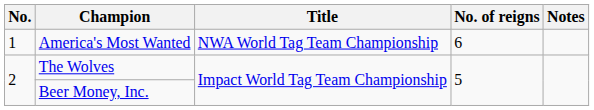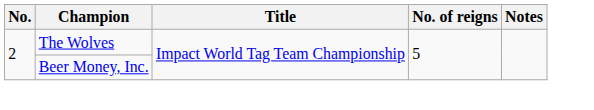- row: (115, 42)
